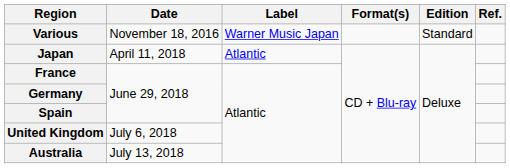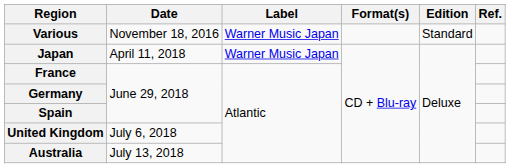(245, 53) Atlantic -> (282, 53) Warner Music Japan
